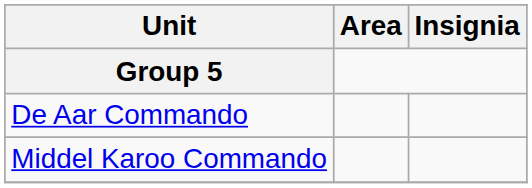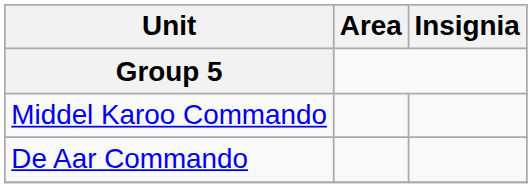rows swapped: (169, 159) <-> (130, 114)
